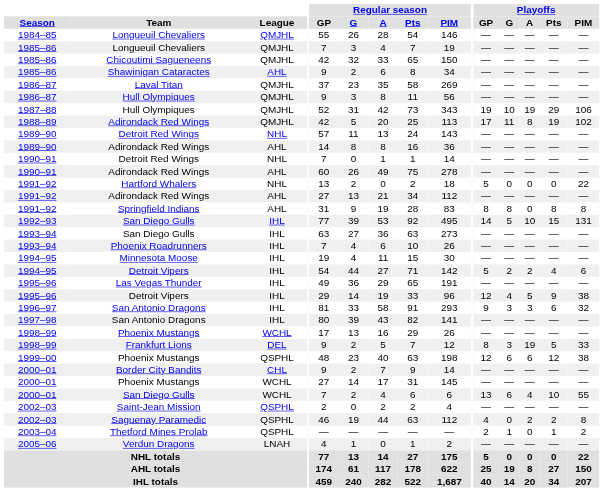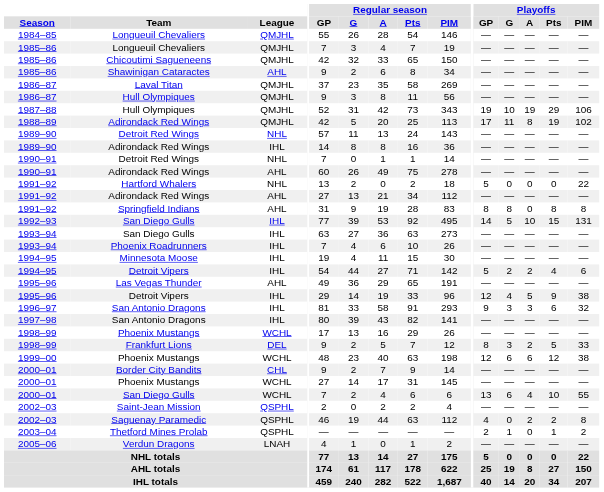(277, 146) AHL -> (277, 146) IHL
(277, 283) IHL -> (277, 283) AHL
(530, 345) 19 -> (530, 345) 2
(277, 357) QSPHL -> (277, 357) WCHL
